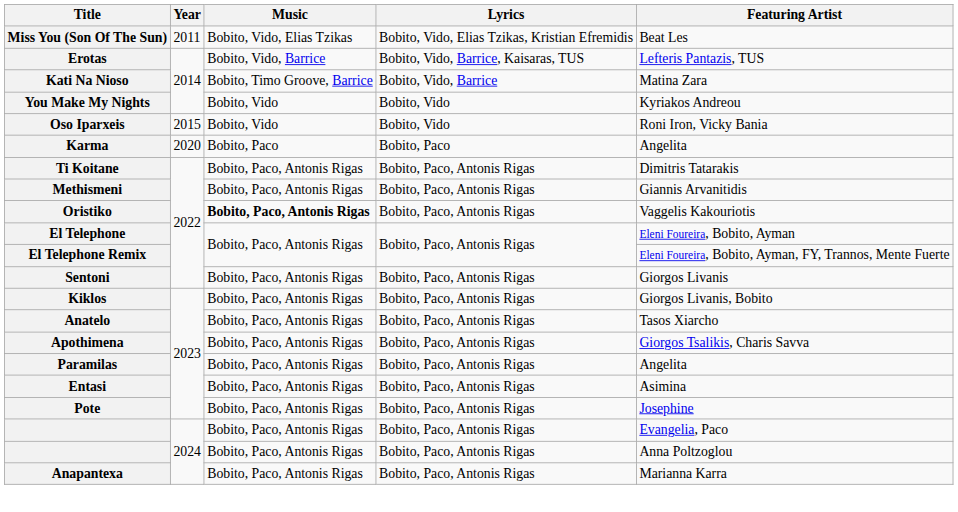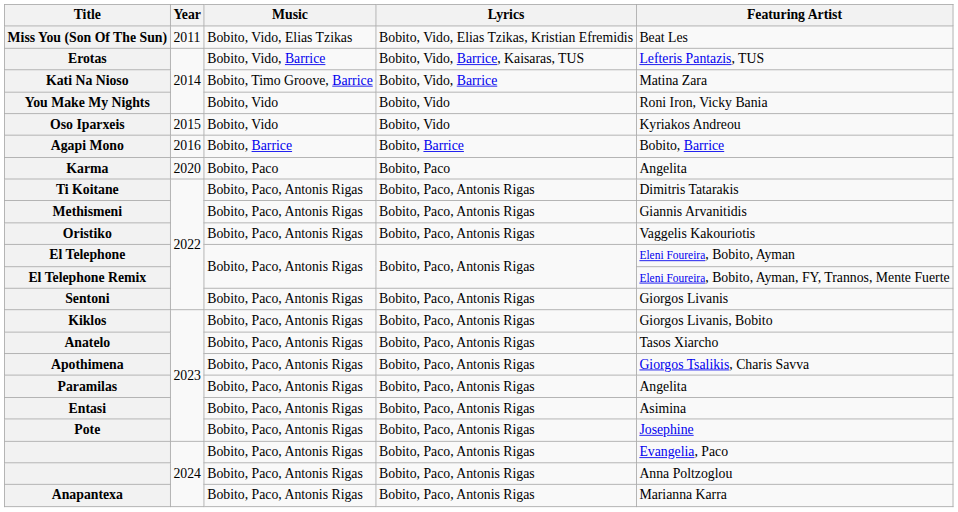(690, 102) Kyriakos Andreou -> (703, 102) Roni Iron, Vicky Bania
(703, 124) Roni Iron, Vicky Bania -> (690, 124) Kyriakos Andreou
+ row: (87, 146)
(288, 211) bold -> (285, 233) normal
